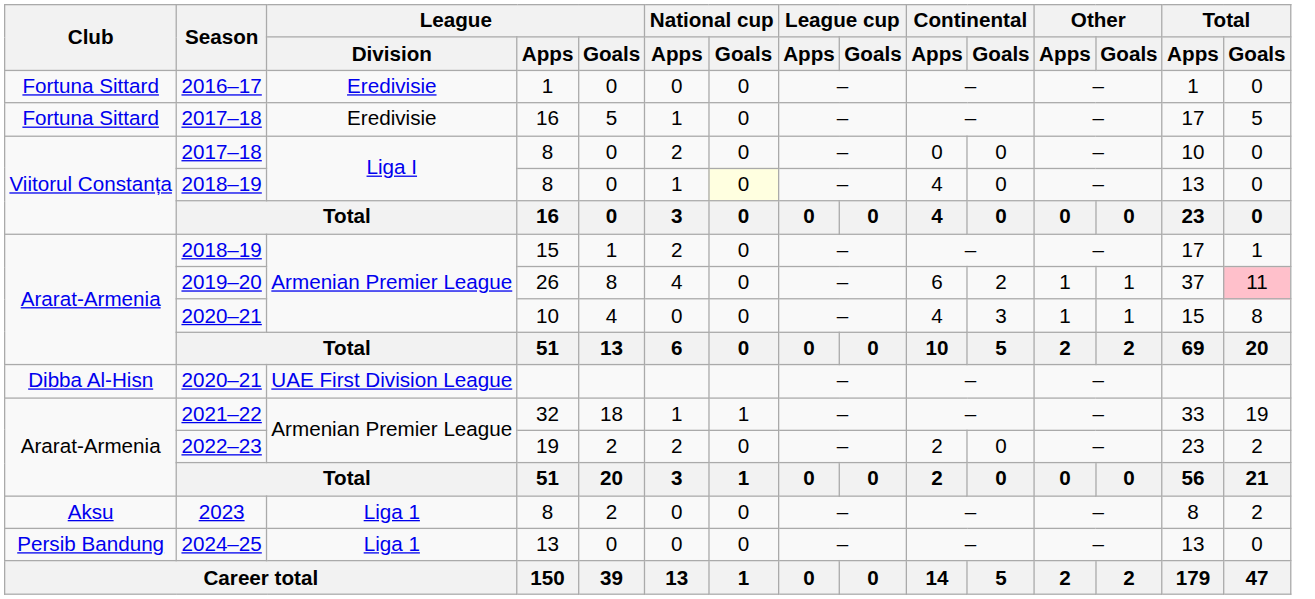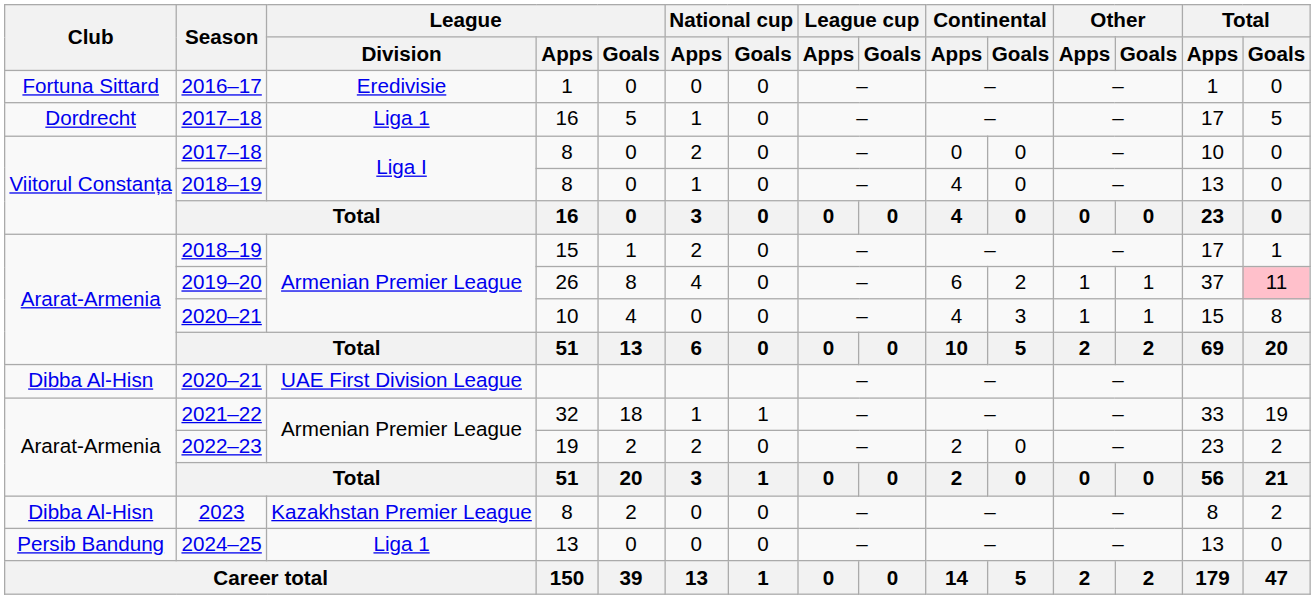(91, 119) Fortuna Sittard -> (91, 119) Dordrecht
(392, 119) Eredivisie -> (402, 119) Liga 1
(744, 184) lightyellow background -> (763, 184) no background
(91, 511) Aksu -> (91, 511) Dibba Al-Hisn
(392, 511) Liga 1 -> (402, 511) Kazakhstan Premier League
